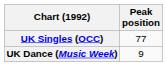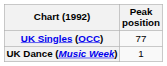(141, 54) 9 -> (141, 54) 1
